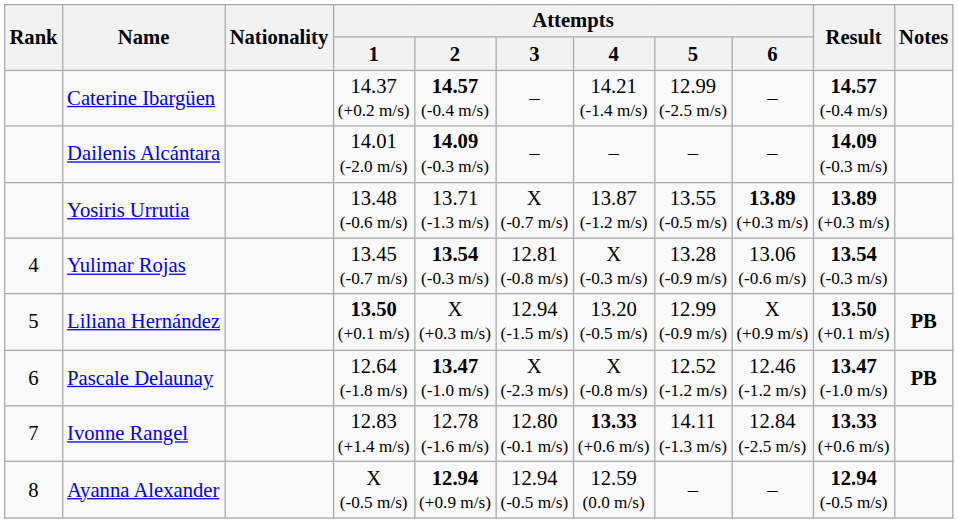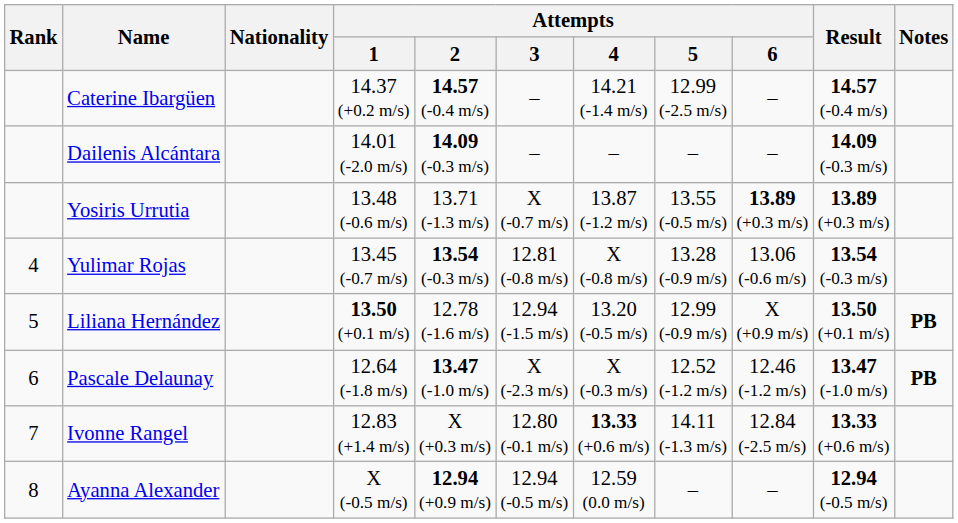(614, 265) X (-0.3 m/s) -> (614, 265) X (-0.8 m/s)
(455, 321) X (+0.3 m/s) -> (455, 321) 12.78 (-1.6 m/s)
(614, 377) X (-0.8 m/s) -> (614, 377) X (-0.3 m/s)
(455, 433) 12.78 (-1.6 m/s) -> (455, 433) X (+0.3 m/s)
